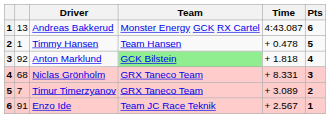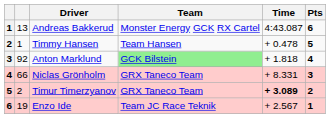(22, 75) 68 -> (22, 75) 66
(19, 91) 7 -> (19, 91) 2
(281, 91) normal -> (281, 91) bold
(22, 106) 91 -> (22, 106) 19
